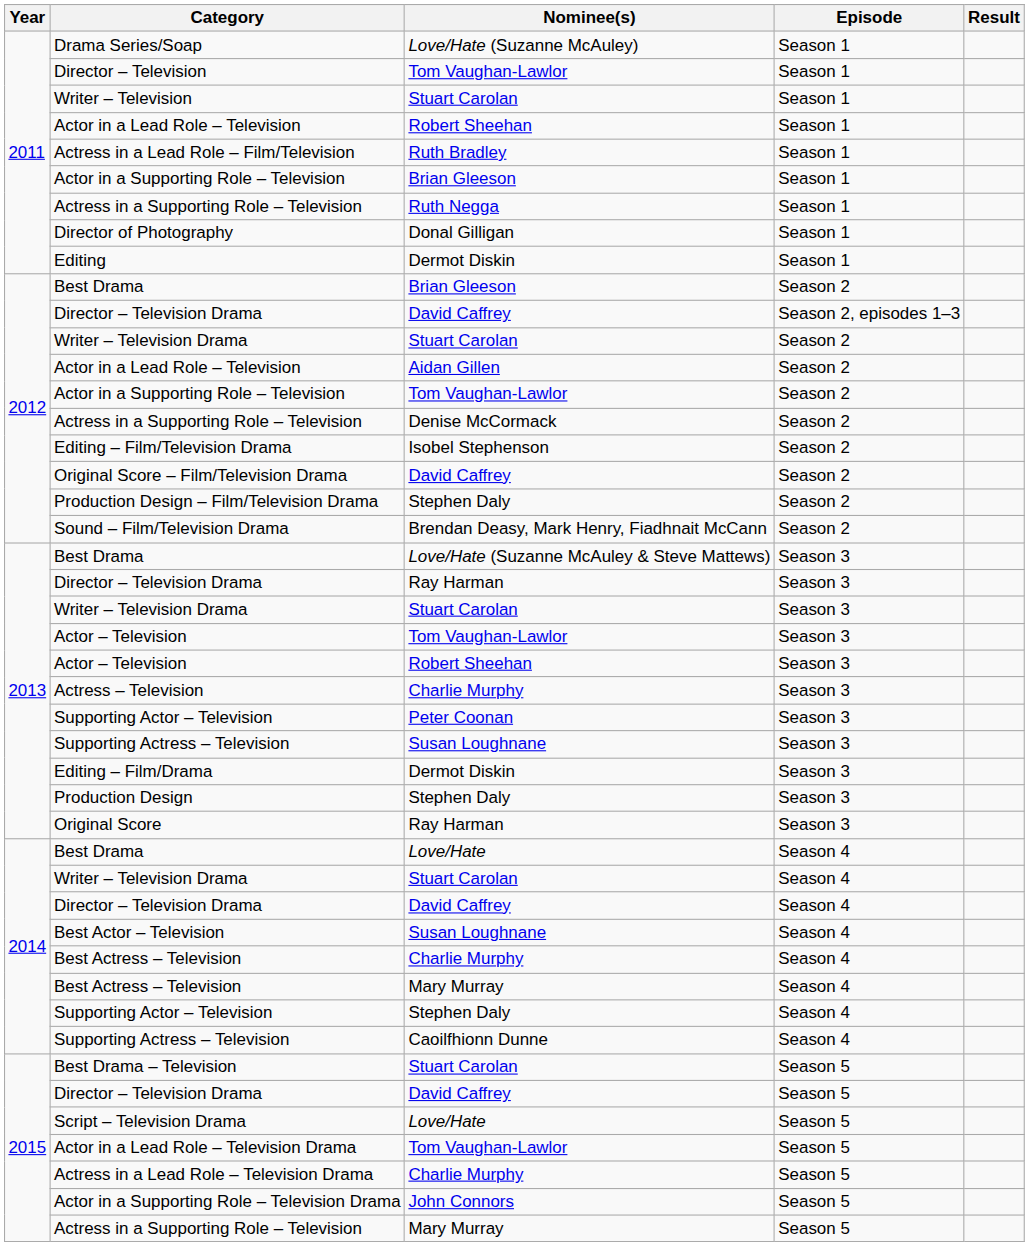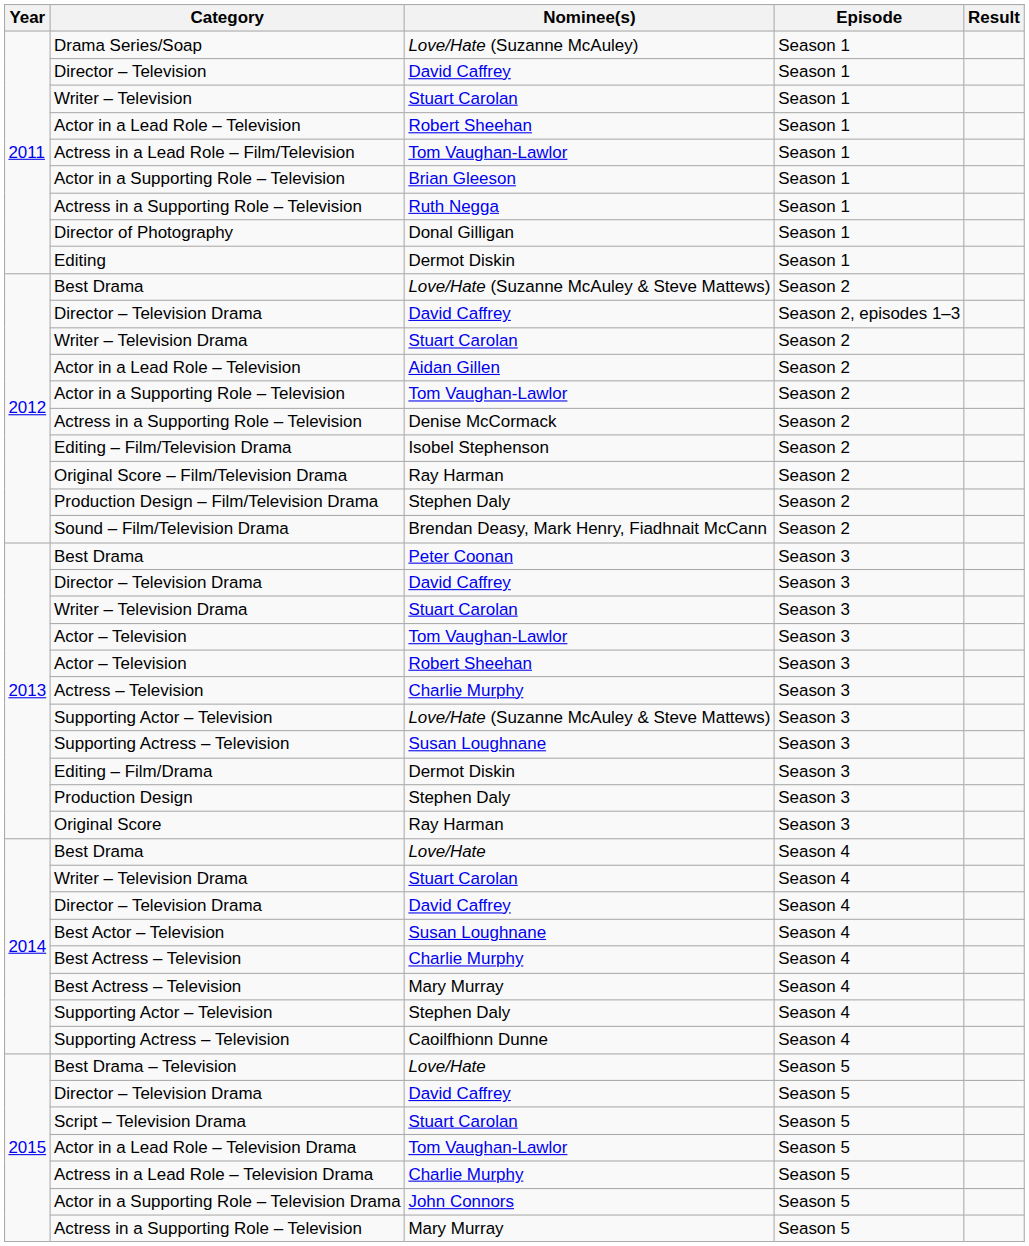(488, 71) Tom Vaughan-Lawlor -> (460, 71) David Caffrey
(457, 152) Ruth Bradley -> (488, 152) Tom Vaughan-Lawlor
(462, 286) Brian Gleeson -> (589, 286) Love/Hate (Suzanne McAuley & Steve Mattews)
(460, 475) David Caffrey -> (456, 475) Ray Harman
(589, 555) Love/Hate (Suzanne McAuley & Steve Mattews) -> (461, 555) Peter Coonan
(456, 582) Ray Harman -> (460, 582) David Caffrey
(461, 717) Peter Coonan -> (589, 717) Love/Hate (Suzanne McAuley & Steve Mattews)
(463, 1066) Stuart Carolan -> (447, 1066) Love/Hate
(447, 1120) Love/Hate -> (463, 1120) Stuart Carolan
